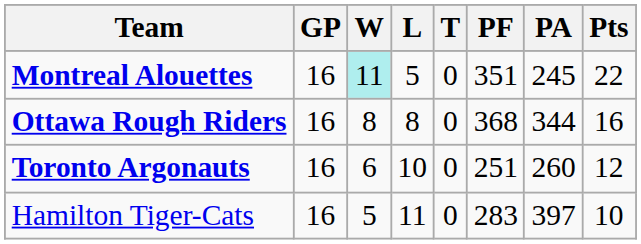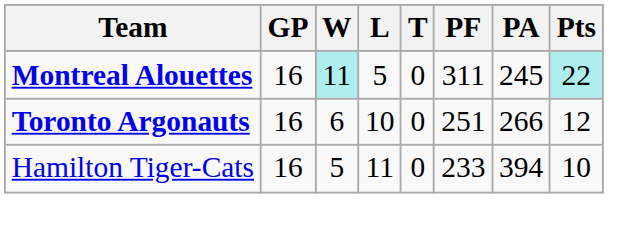(496, 74) 351 -> (463, 74) 311
(609, 74) no background -> (576, 74) paleturquoise background
- row: (149, 121)
(554, 167) 260 -> (521, 121) 266
(496, 214) 283 -> (463, 167) 233
(554, 214) 397 -> (521, 167) 394
